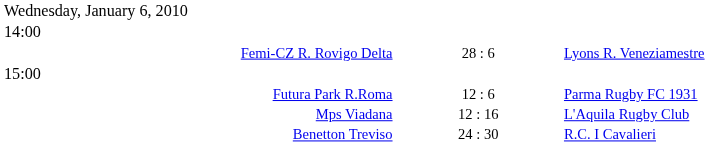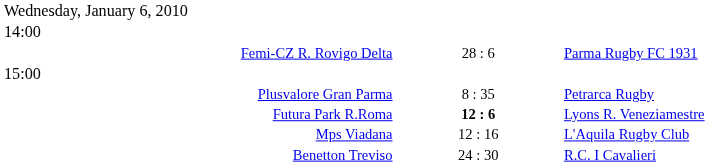(634, 53) Lyons R. Veneziamestre -> (631, 53) Parma Rugby FC 1931
+ row: (325, 94)
(478, 94) normal -> (478, 114) bold
(631, 94) Parma Rugby FC 1931 -> (634, 114) Lyons R. Veneziamestre
